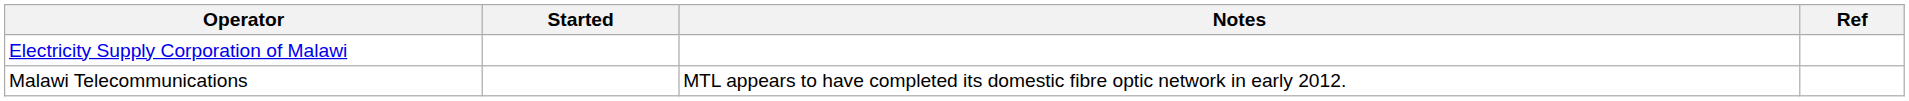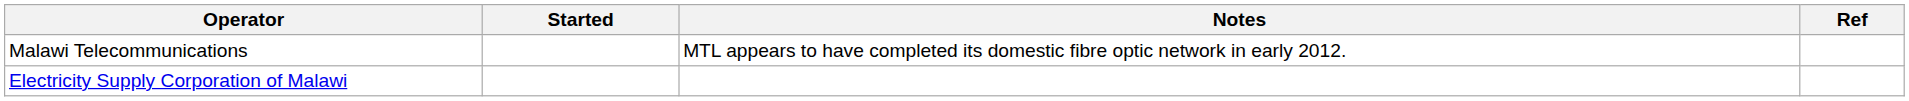rows swapped: (128, 80) <-> (178, 50)
